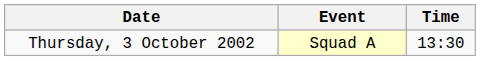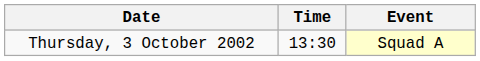columns swapped: (441, 17) <-> (343, 17)
